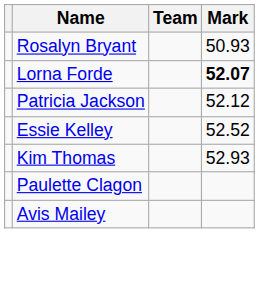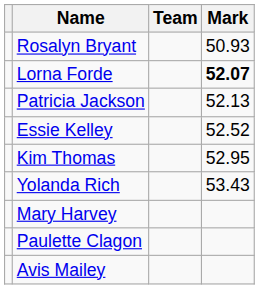(228, 102) 52.12 -> (228, 102) 52.13
(228, 158) 52.93 -> (228, 158) 52.95
+ row: (68, 185)
+ row: (67, 213)
